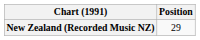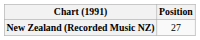(176, 27) 29 -> (176, 27) 27
